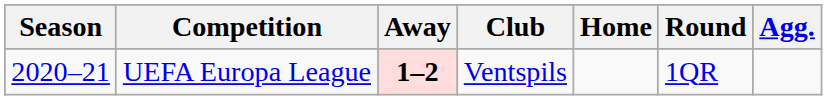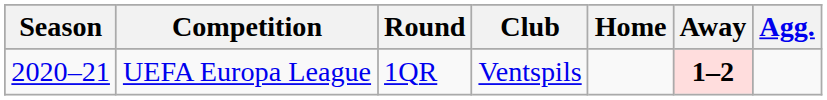columns swapped: (706, 26) <-> (417, 26)
